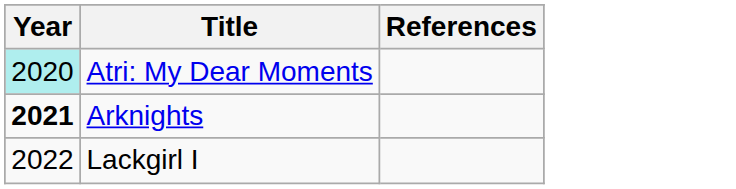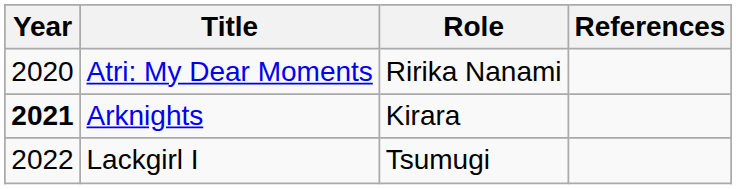+ column: (474, 26)
(42, 71) paleturquoise background -> (42, 71) no background
